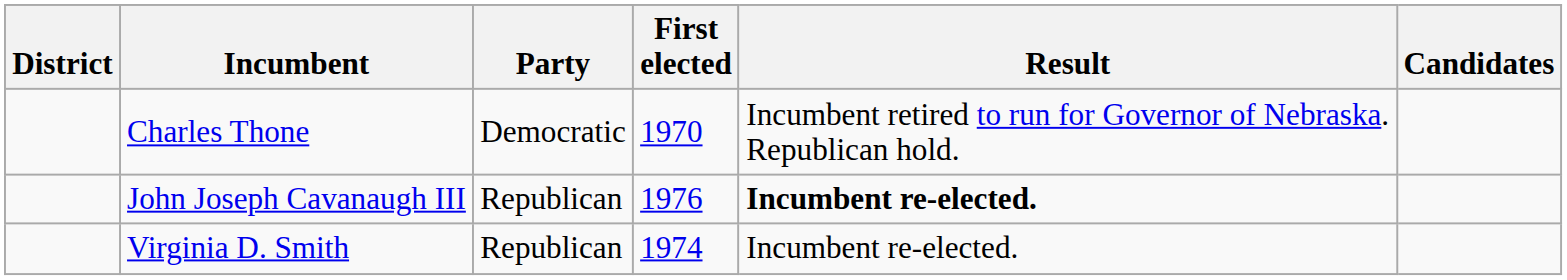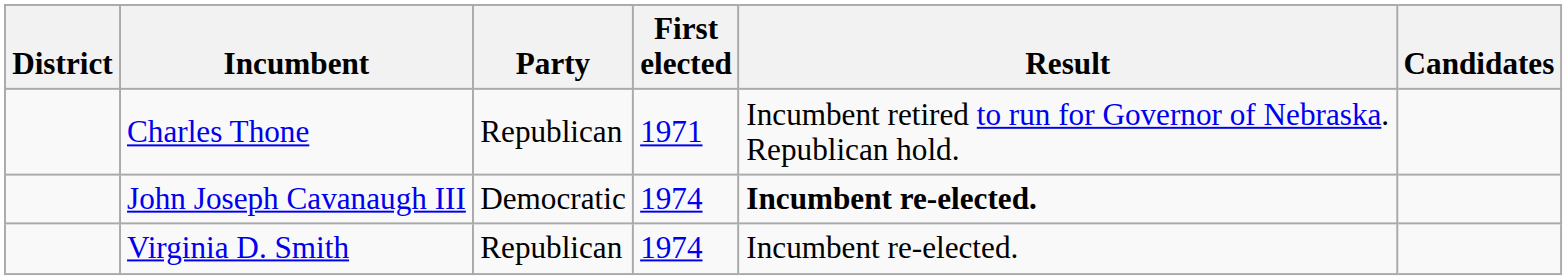(553, 131) Democratic -> (551, 131) Republican
(671, 131) 1970 -> (671, 131) 1971
(551, 198) Republican -> (553, 198) Democratic
(671, 198) 1976 -> (671, 198) 1974
